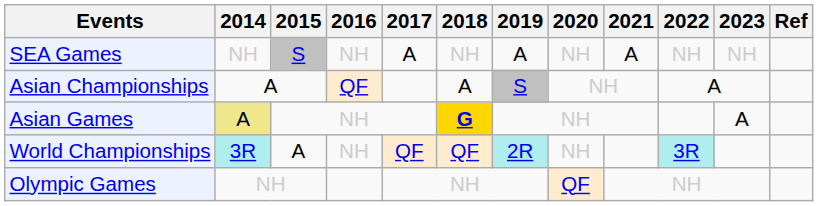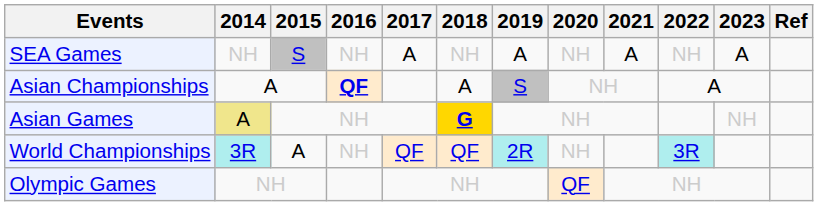(742, 54) NH -> (742, 54) A
(354, 86) normal -> (354, 86) bold
(742, 119) A -> (742, 119) NH
